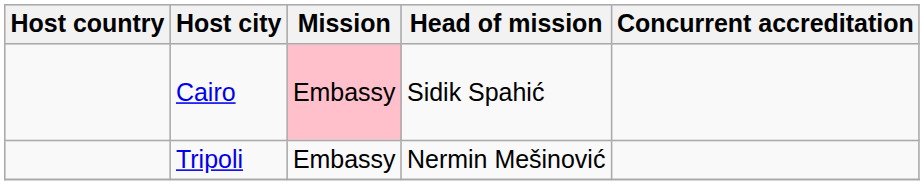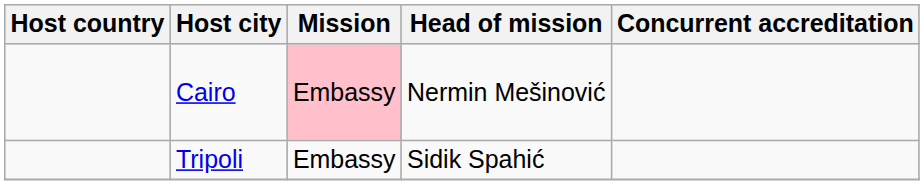(476, 91) Sidik Spahić -> (506, 91) Nermin Mešinović
(506, 159) Nermin Mešinović -> (476, 159) Sidik Spahić
